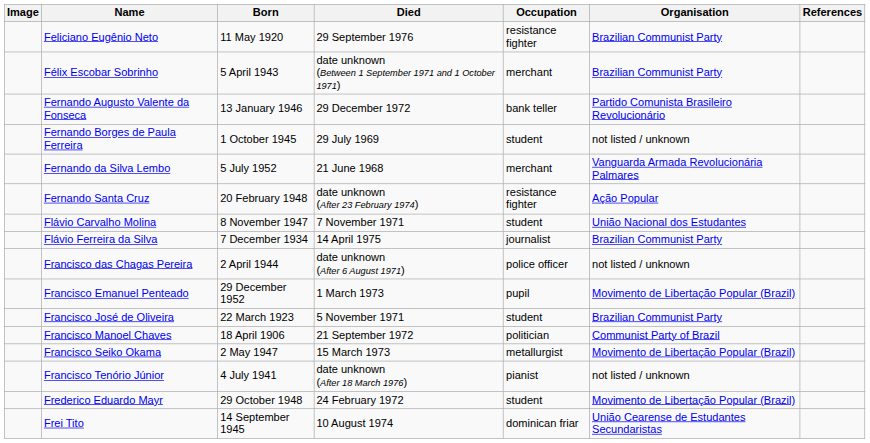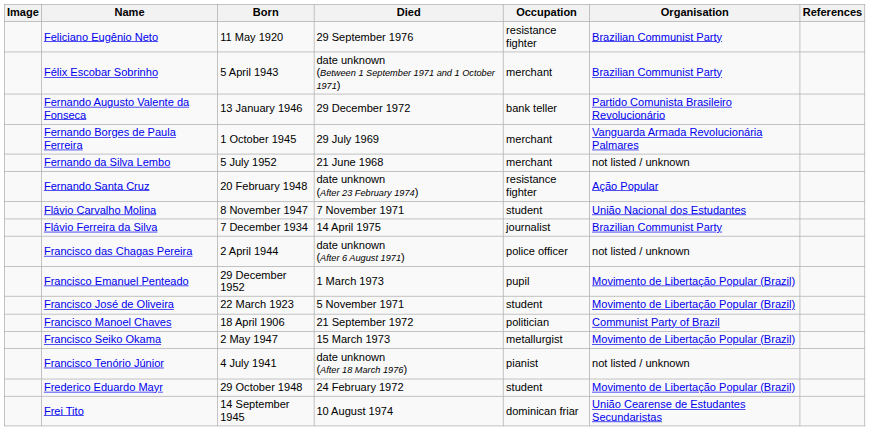(524, 139) student -> (529, 139) merchant
(641, 139) not listed / unknown -> (677, 139) Vanguarda Armada Revolucionária Palmares
(677, 169) Vanguarda Armada Revolucionária Palmares -> (641, 162) not listed / unknown
(657, 317) Brazilian Communist Party -> (694, 305) Movimento de Libertação Popular (Brazil)
